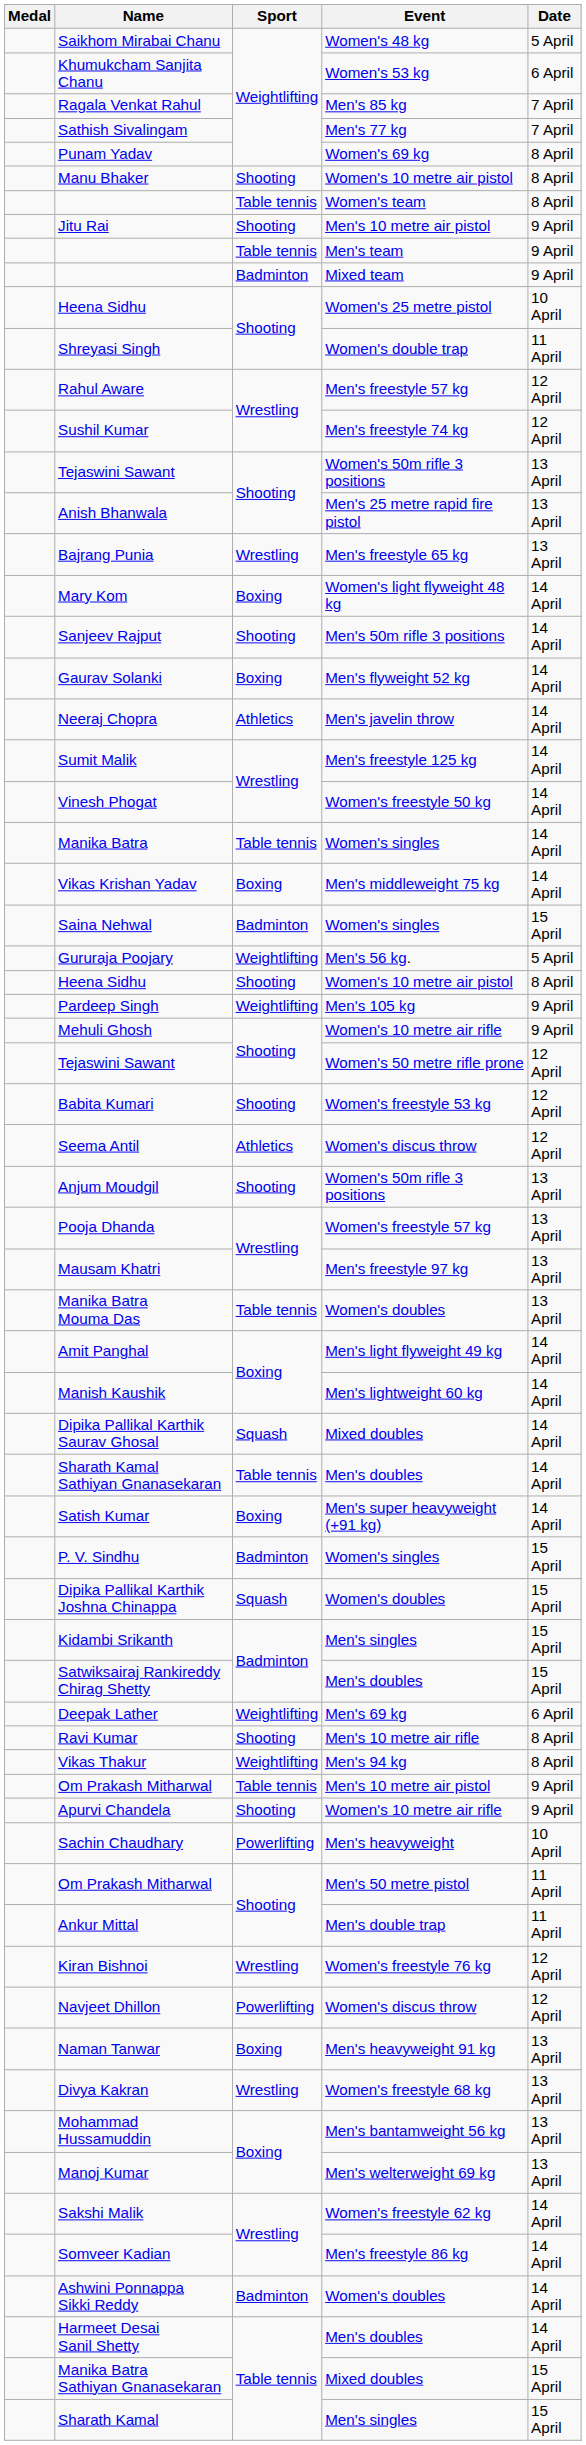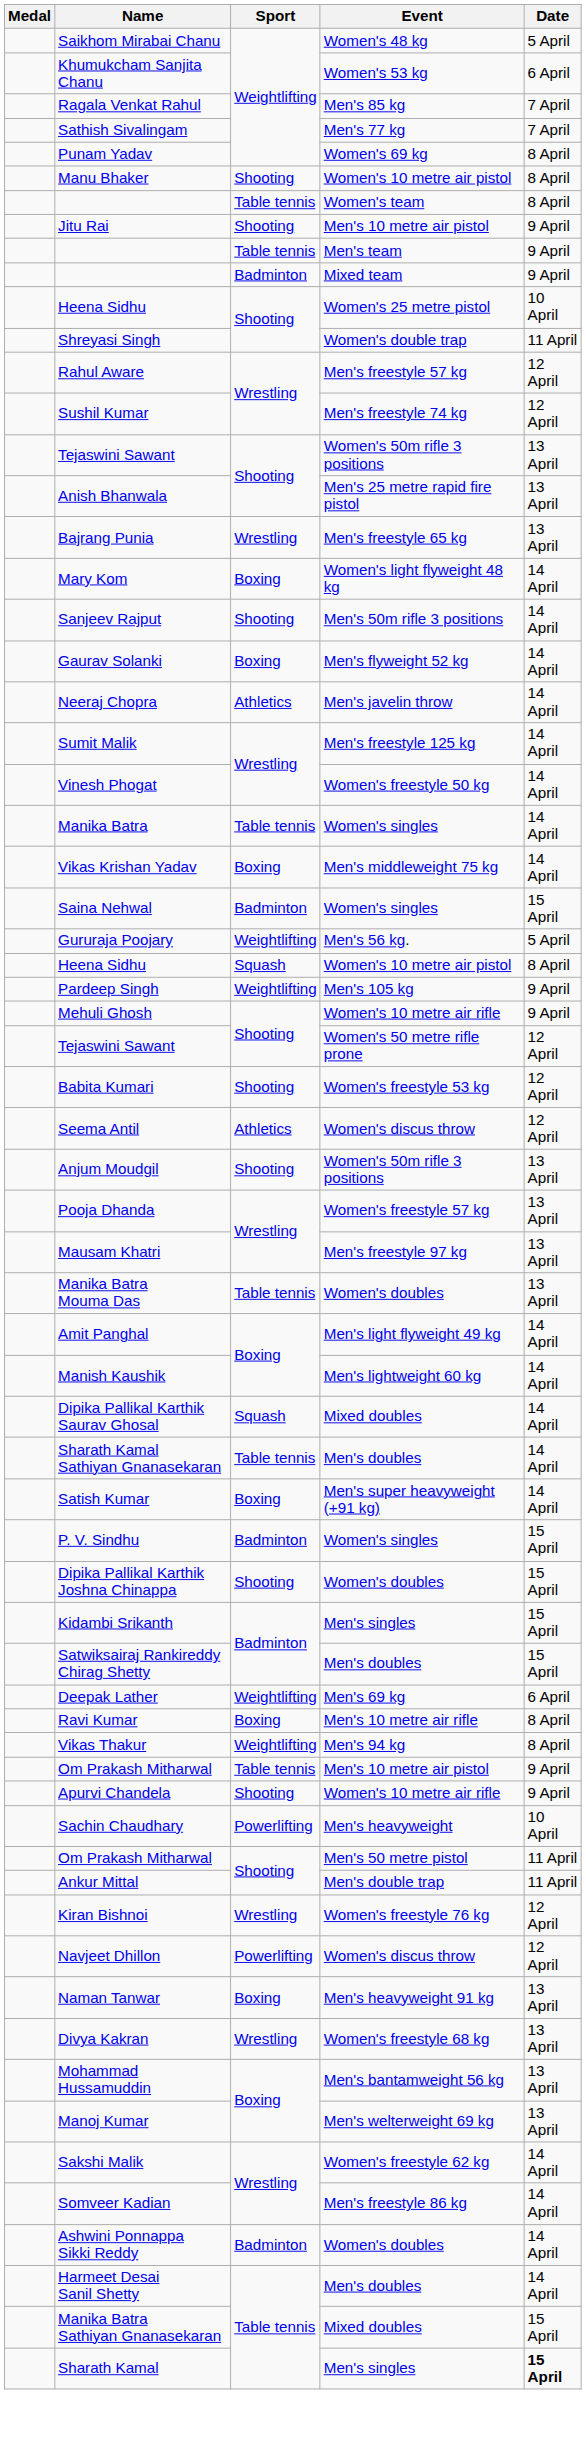(266, 982) Shooting -> (260, 965) Squash
(261, 1598) Squash -> (264, 1581) Shooting
(266, 1737) Shooting -> (257, 1720) Boxing
(546, 2419) normal -> (545, 2368) bold
